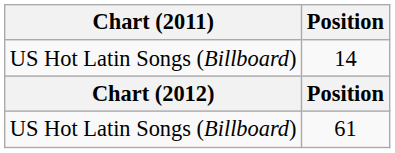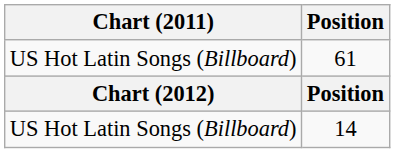rows swapped: (345, 128) <-> (345, 57)
